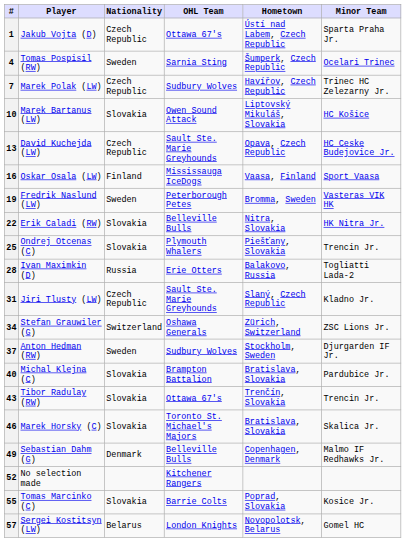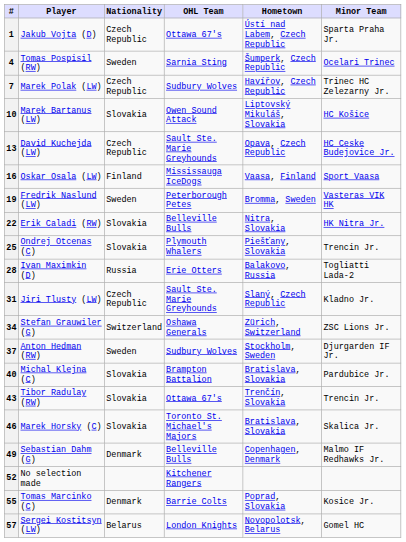(127, 502) Slovakia -> (124, 502) Denmark
